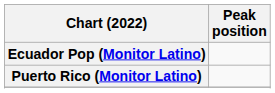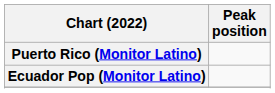rows swapped: (107, 53) <-> (107, 76)
